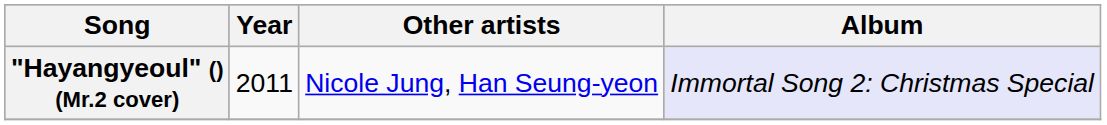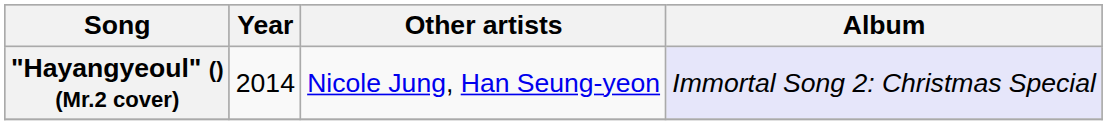(264, 82) 2011 -> (265, 82) 2014
